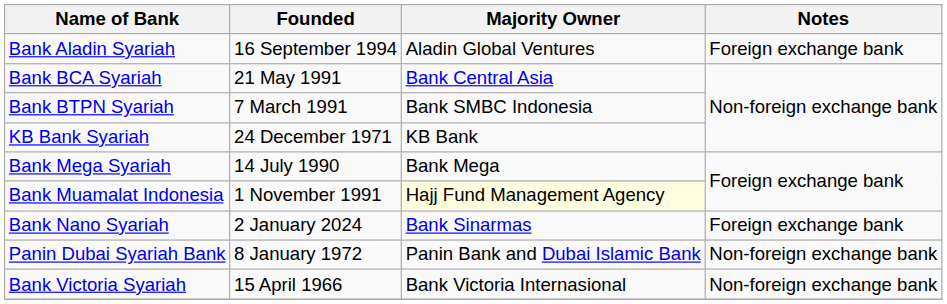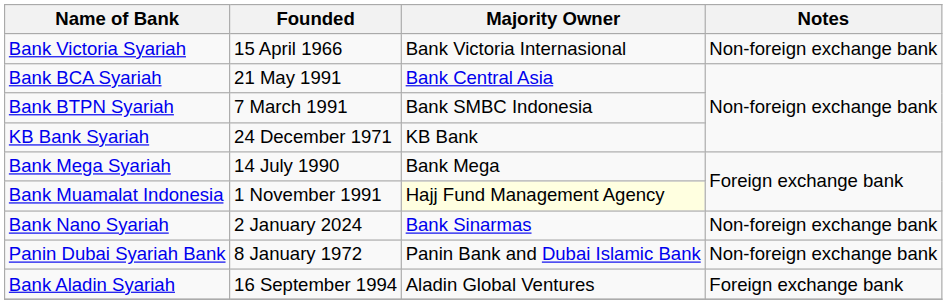rows swapped: (92, 48) <-> (97, 284)
(806, 225) Foreign exchange bank -> (823, 225) Non-foreign exchange bank
